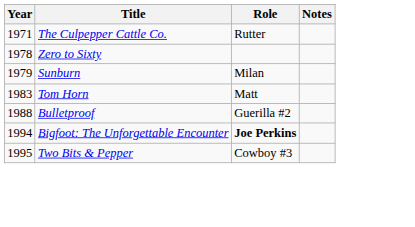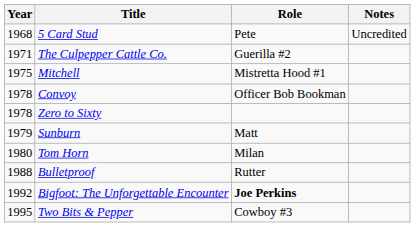+ row: (68, 34)
(250, 34) Rutter -> (263, 53) Guerilla #2
+ row: (59, 73)
+ row: (57, 93)
(249, 73) Milan -> (246, 133) Matt
(20, 93) 1983 -> (20, 152) 1980
(246, 93) Matt -> (249, 152) Milan
(263, 113) Guerilla #2 -> (250, 172) Rutter
(20, 133) 1994 -> (20, 192) 1992
